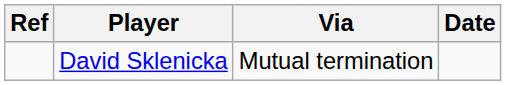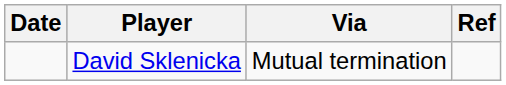columns swapped: (470, 23) <-> (29, 23)
